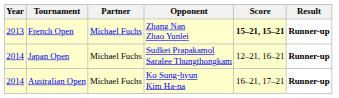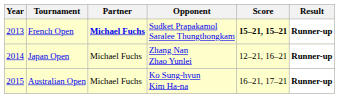(116, 31) normal -> (117, 31) bold
(167, 31) Zhang Nan Zhao Yunlei -> (192, 31) Sudket Prapakamol Saralee Thungthongkam
(189, 56) Sudket Prapakamol Saralee Thungthongkam -> (170, 56) Zhang Nan Zhao Yunlei
(15, 81) 2014 -> (15, 81) 2015
